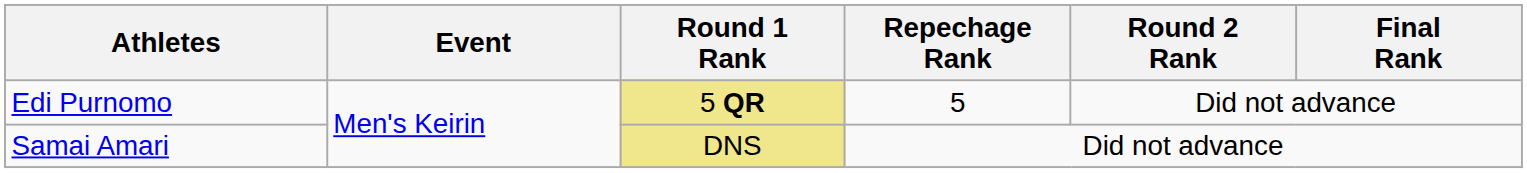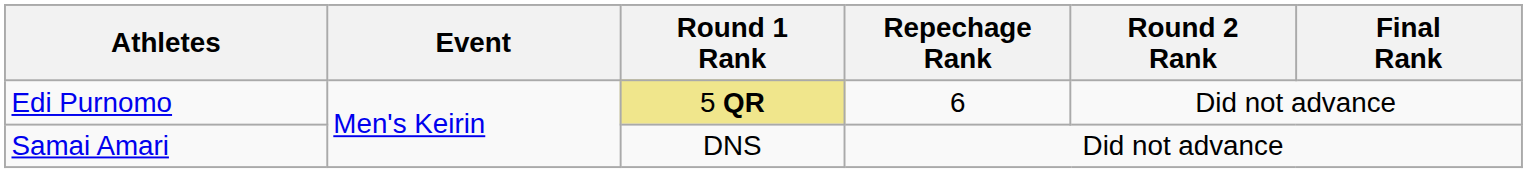(958, 102) 5 -> (958, 102) 6
(732, 146) khaki background -> (732, 146) no background
